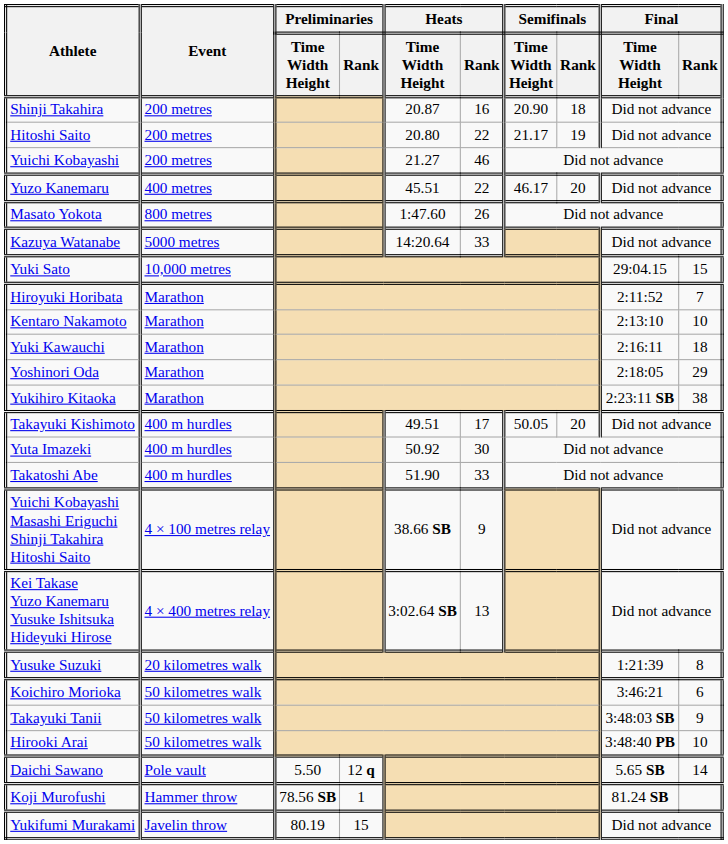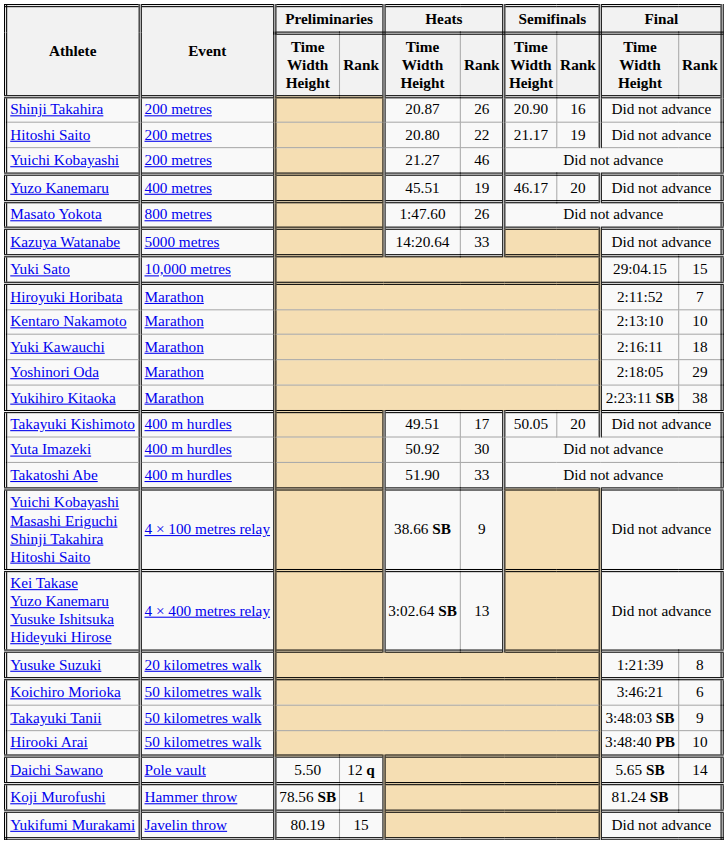(482, 110) 16 -> (482, 110) 26
(578, 110) 18 -> (578, 110) 16
(482, 187) 22 -> (482, 187) 19
